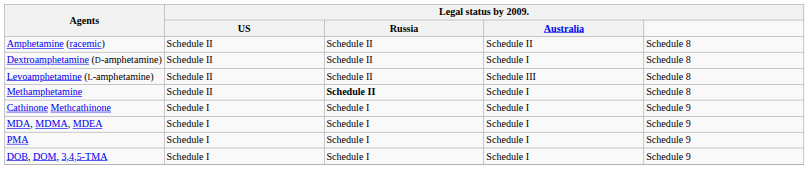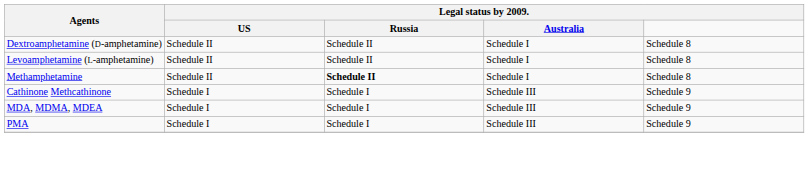- row: (56, 44)
(511, 76) Schedule III -> (508, 60) Schedule I
(508, 108) Schedule I -> (511, 92) Schedule III
(508, 124) Schedule I -> (511, 108) Schedule III
(508, 140) Schedule I -> (511, 124) Schedule III
- row: (57, 156)
